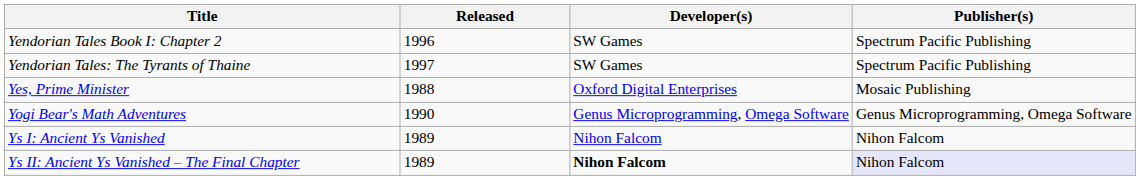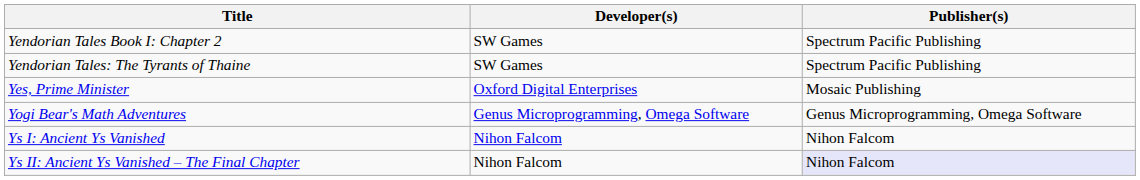- column: (485, 16)
(620, 162) bold -> (518, 162) normal
